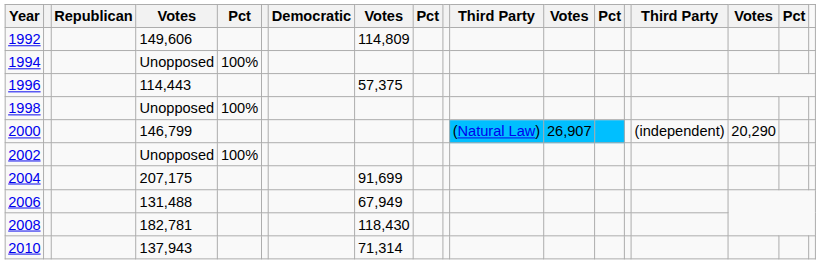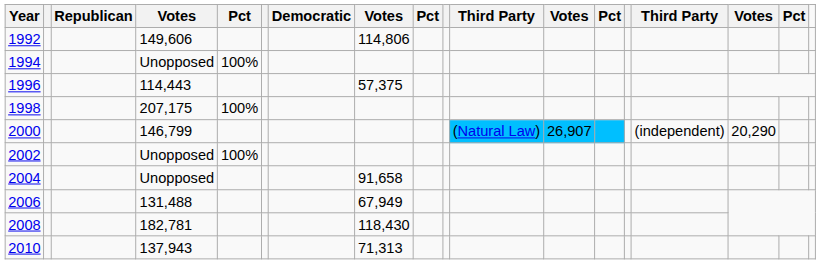(384, 39) 114,809 -> (384, 39) 114,806
(177, 108) Unopposed -> (166, 108) 207,175
(166, 178) 207,175 -> (177, 178) Unopposed
(380, 178) 91,699 -> (380, 178) 91,658
(380, 247) 71,314 -> (380, 247) 71,313
